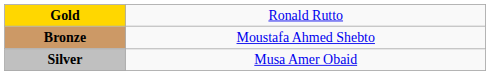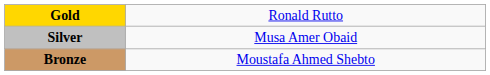rows swapped: (65, 59) <-> (65, 37)
